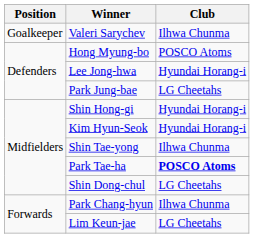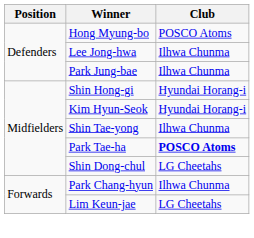- row: (107, 33)
(202, 71) Hyundai Horang-i -> (194, 52) Ilhwa Chunma
(190, 90) LG Cheetahs -> (194, 71) Ilhwa Chunma
